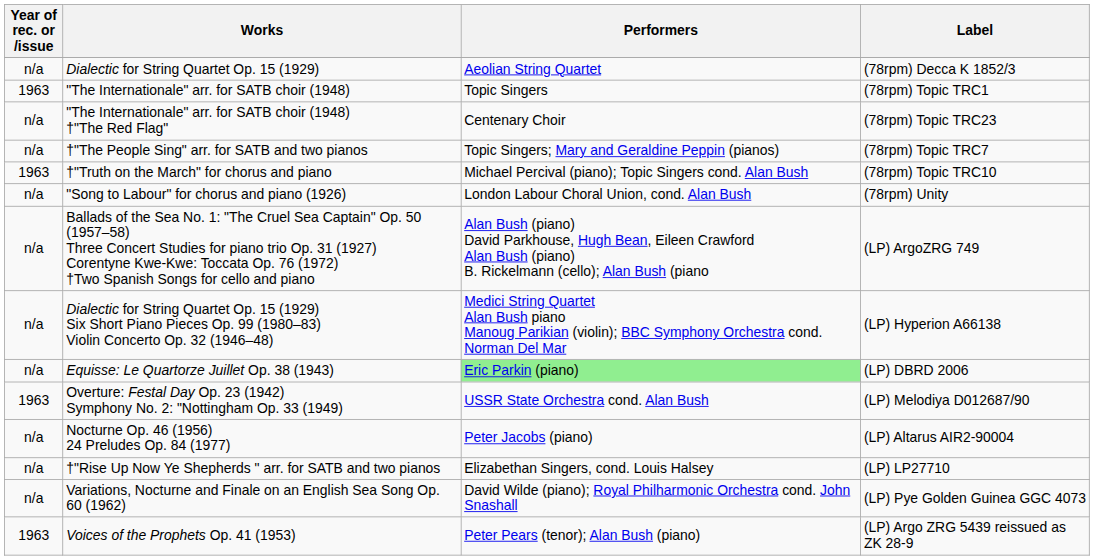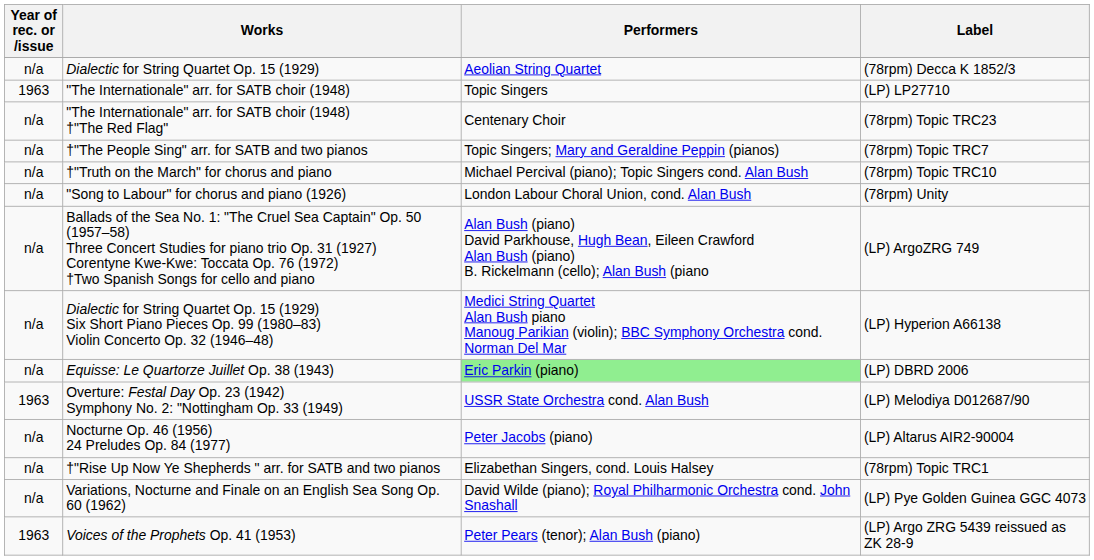(926, 91) (78rpm) Topic TRC1 -> (907, 91) (LP) LP27710
(34, 172) 1963 -> (34, 172) n/a
(907, 468) (LP) LP27710 -> (926, 468) (78rpm) Topic TRC1
